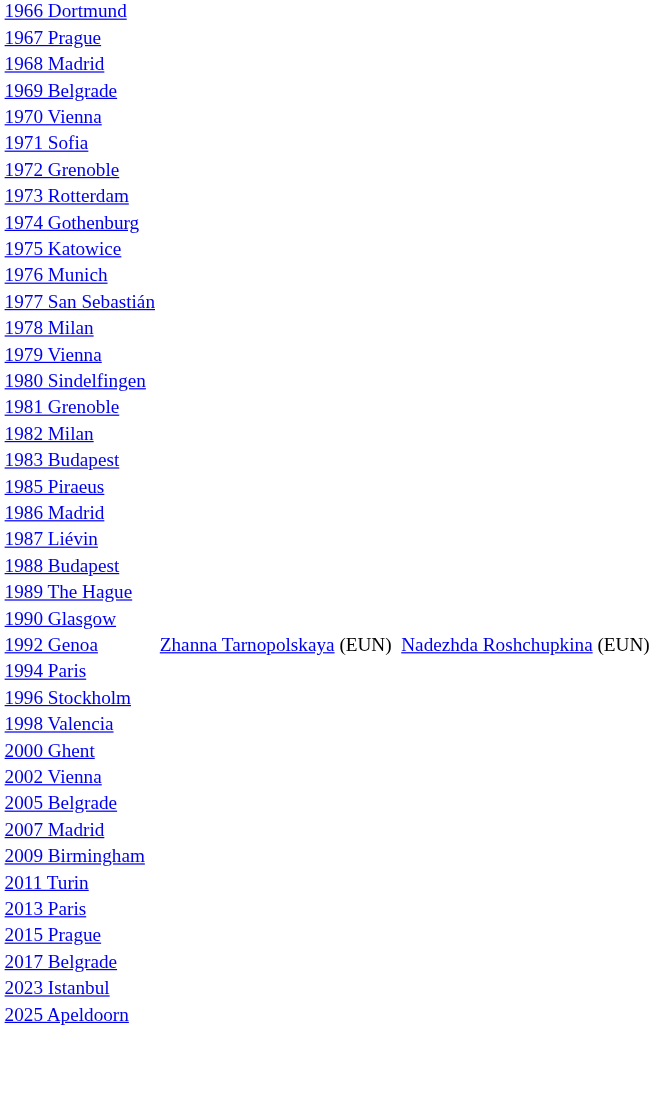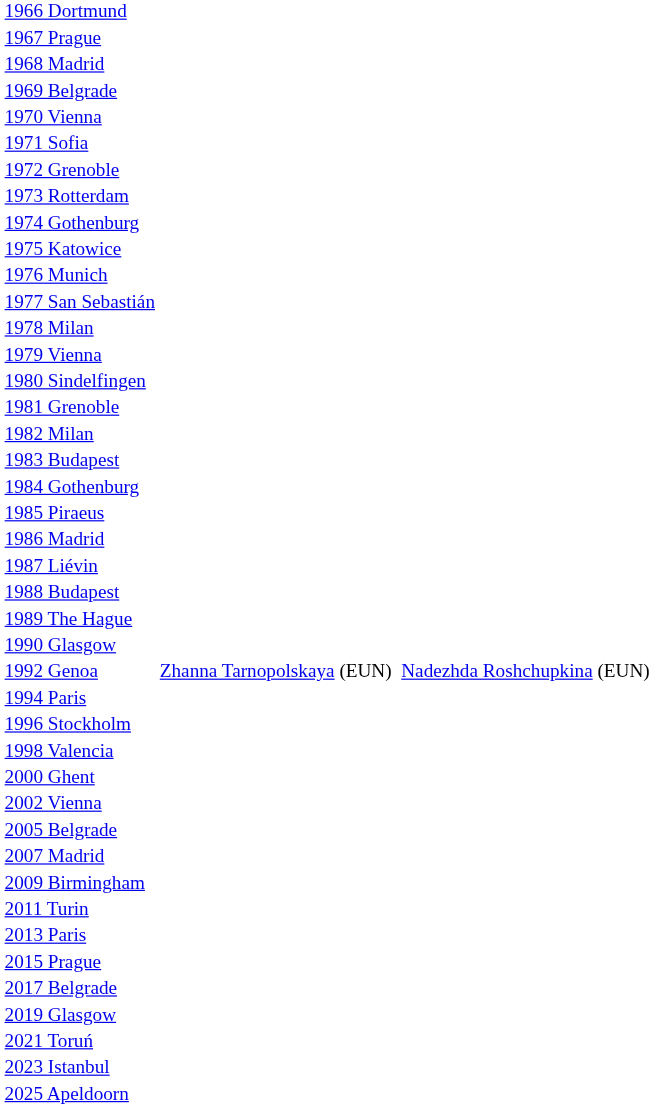+ row: (72, 486)
+ row: (60, 1014)
+ row: (49, 1040)
